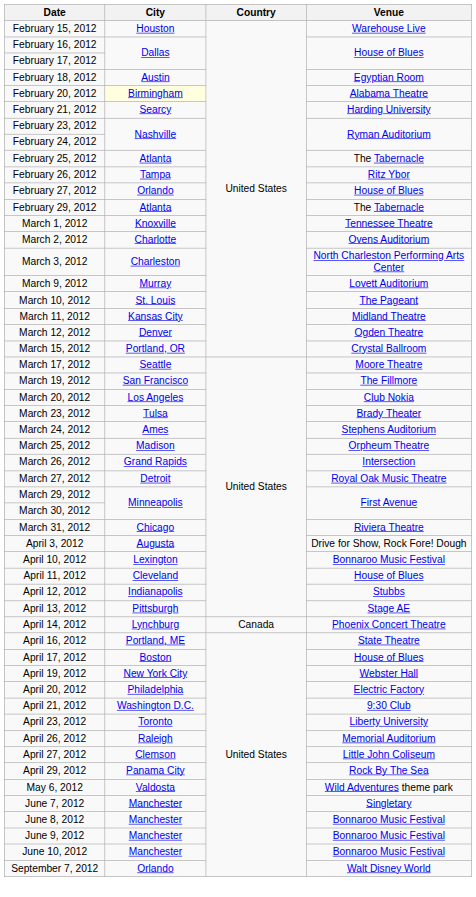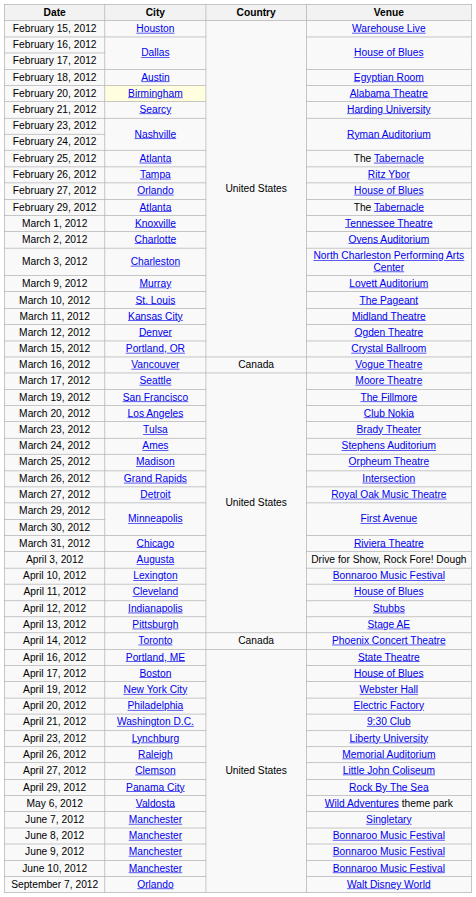+ row: (55, 365)
(155, 625) Lynchburg -> (155, 641) Toronto
(155, 722) Toronto -> (155, 738) Lynchburg
